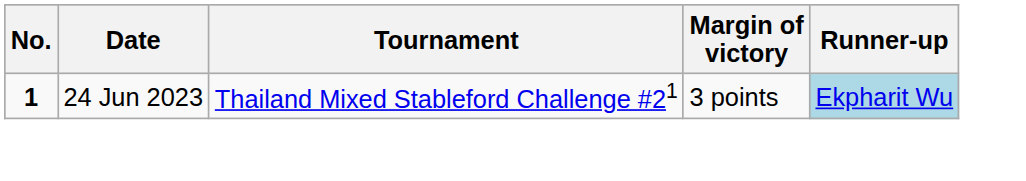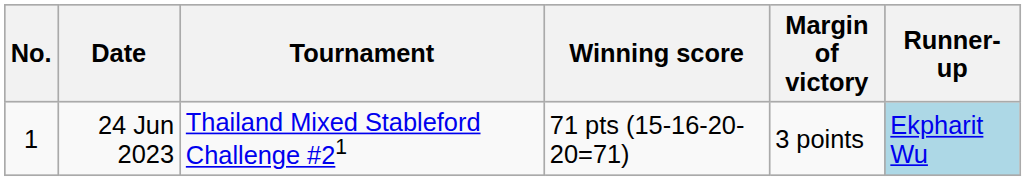+ column: (657, 54)
(31, 96) bold -> (31, 139) normal
